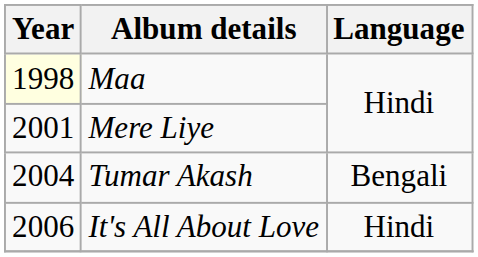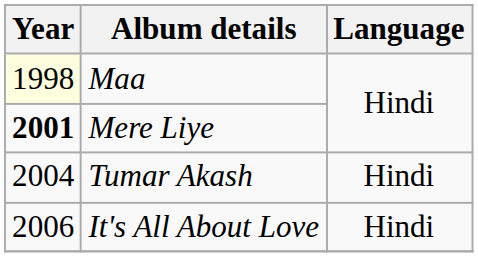(43, 127) normal -> (43, 127) bold
(399, 176) Bengali -> (399, 176) Hindi
